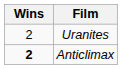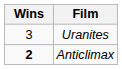(29, 34) 2 -> (29, 34) 3
